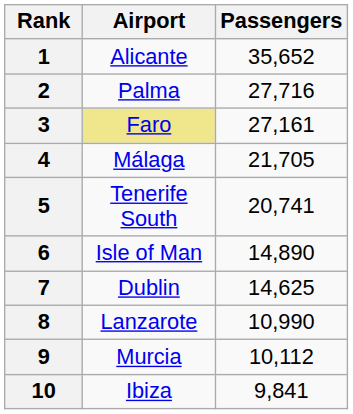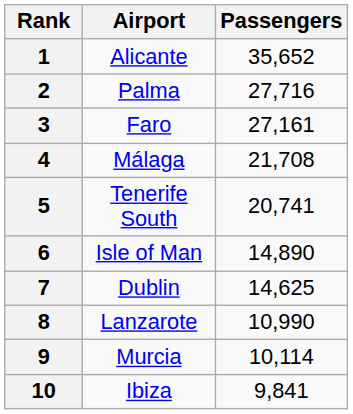(149, 125) khaki background -> (149, 125) no background
(281, 159) 21,705 -> (281, 159) 21,708
(281, 356) 10,112 -> (281, 356) 10,114
